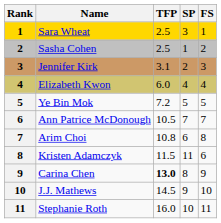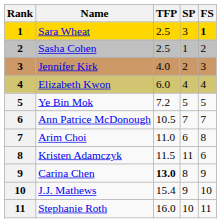(203, 31) normal -> (203, 31) bold
(163, 66) 3.1 -> (163, 66) 4.0
(166, 137) 10.8 -> (166, 137) 11.0
(166, 191) 14.5 -> (166, 191) 15.4
